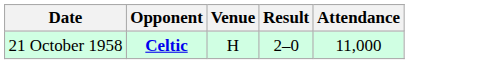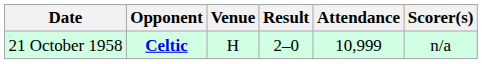+ column: (441, 17)
(359, 44) 11,000 -> (359, 44) 10,999
